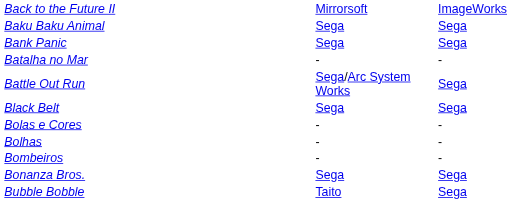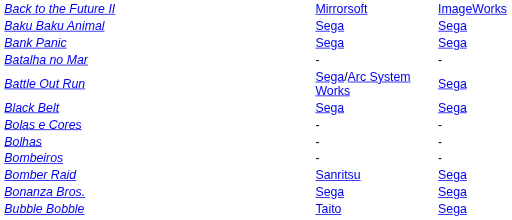+ row: (40, 175)
